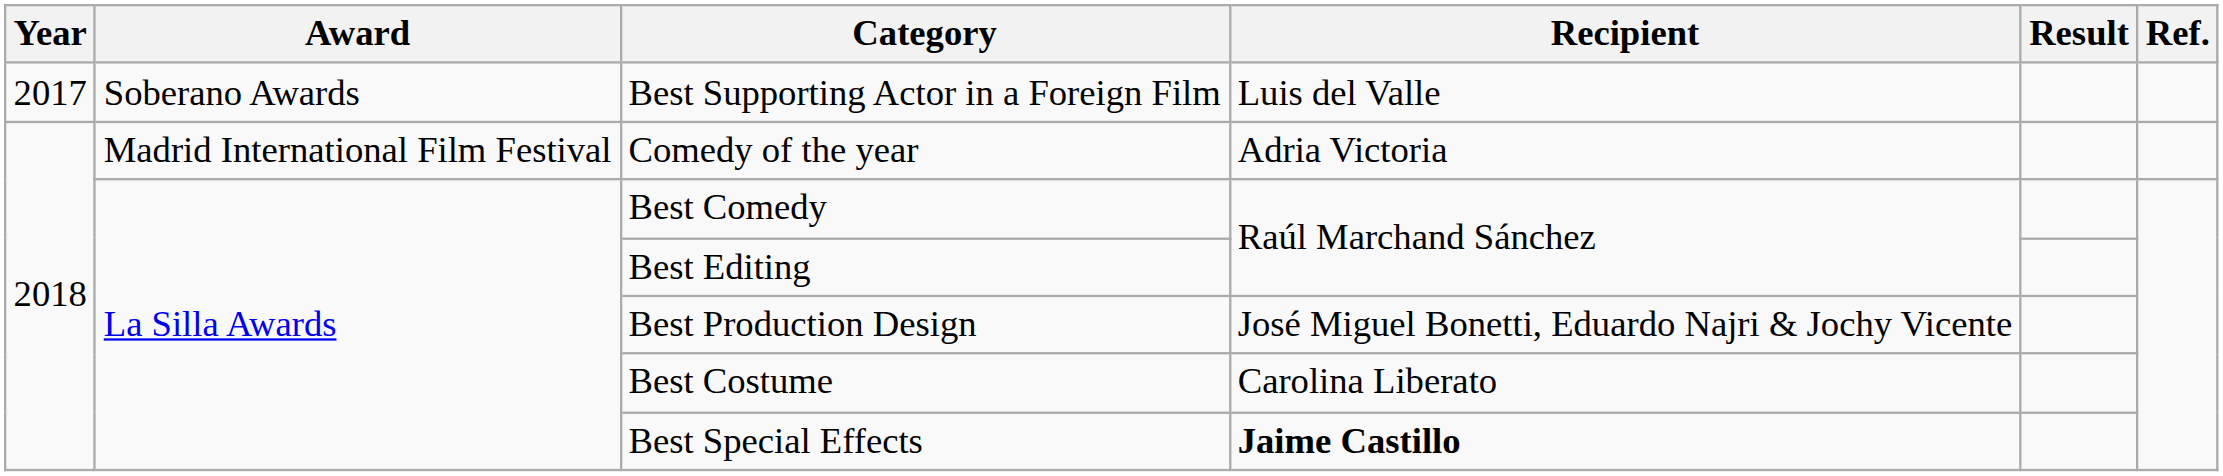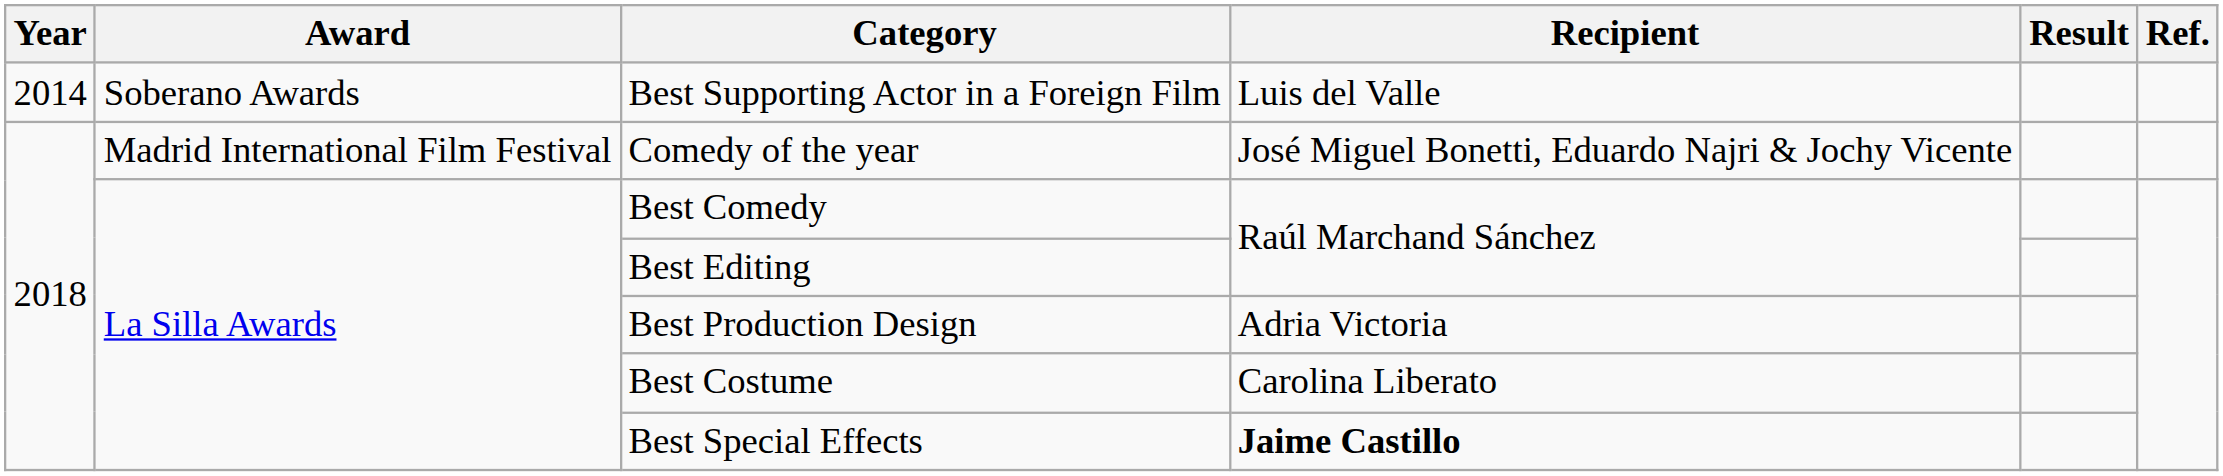(50, 91) 2017 -> (50, 91) 2014
(1343, 149) Adria Victoria -> (1625, 149) José Miguel Bonetti, Eduardo Najri & Jochy Vicente
(1625, 324) José Miguel Bonetti, Eduardo Najri & Jochy Vicente -> (1343, 324) Adria Victoria
